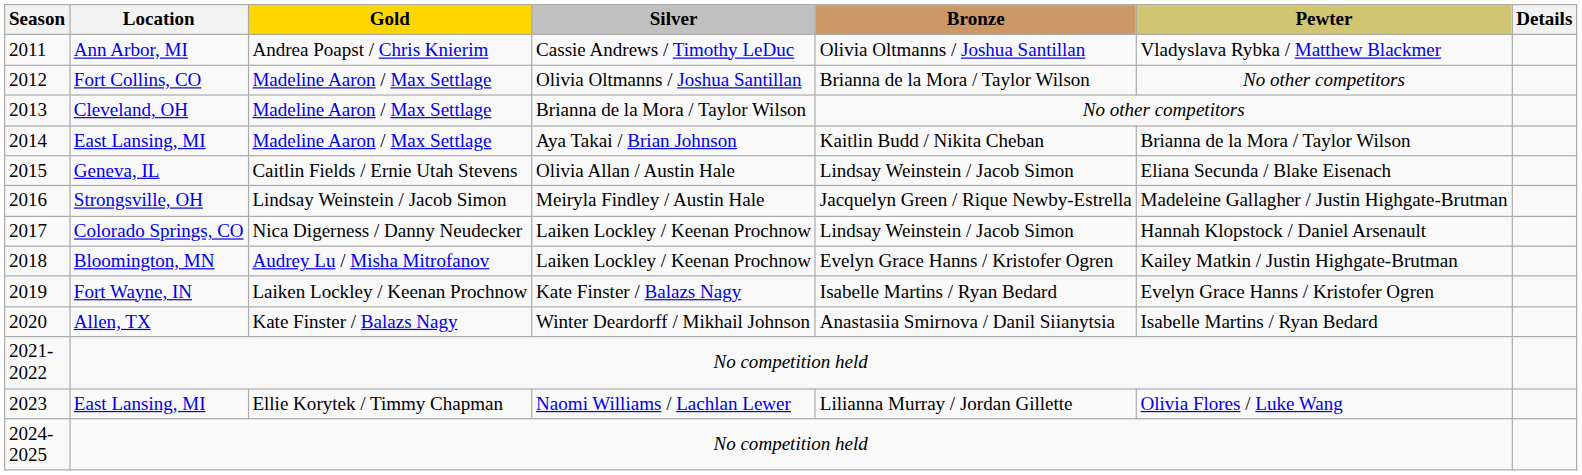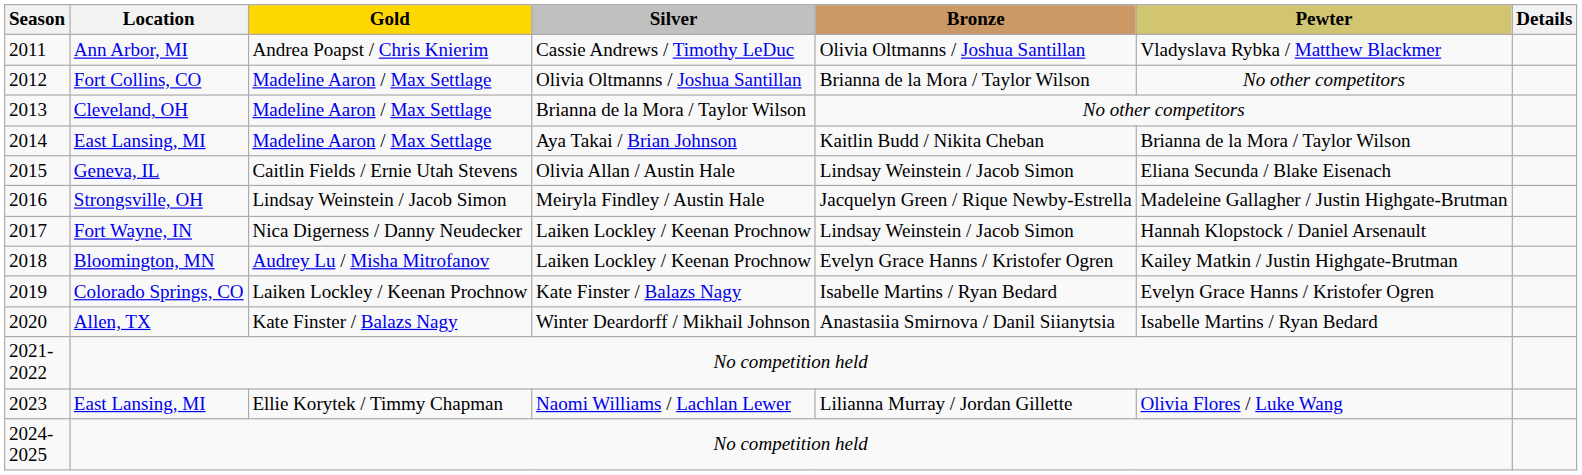(159, 230) Colorado Springs, CO -> (133, 230) Fort Wayne, IN
(133, 291) Fort Wayne, IN -> (159, 291) Colorado Springs, CO
